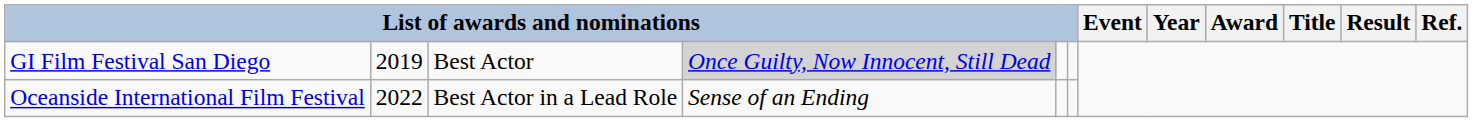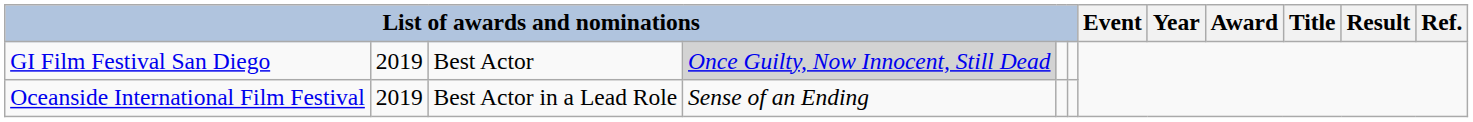(399, 97) 2022 -> (399, 97) 2019
